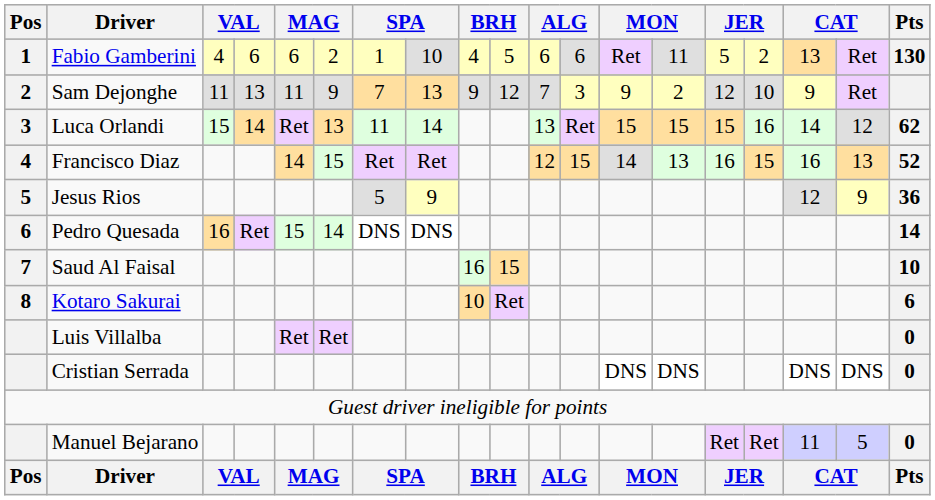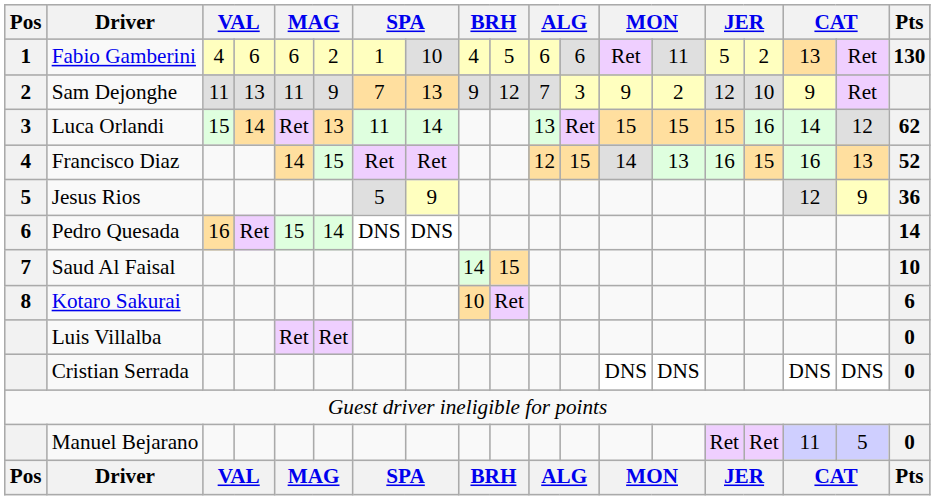(474, 266) 16 -> (474, 266) 14
